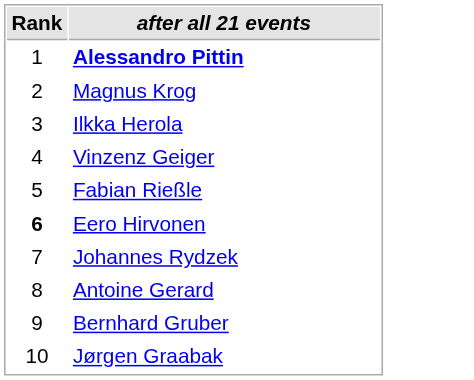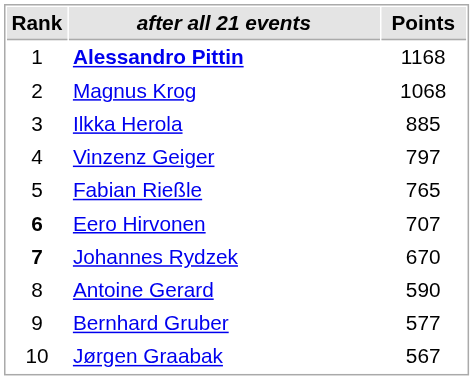+ column: (423, 23)
(37, 257) normal -> (37, 257) bold
